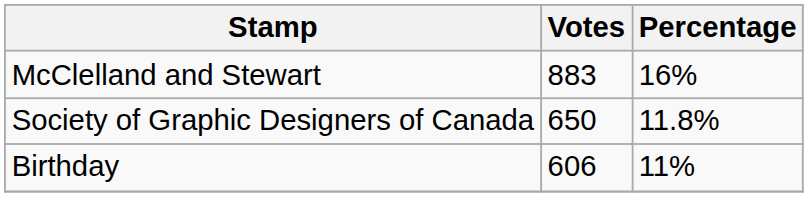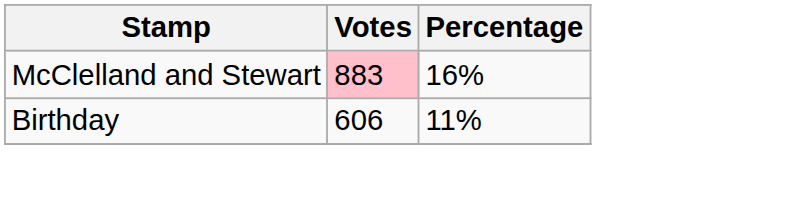(572, 74) no background -> (359, 74) pink background
- row: (273, 120)
